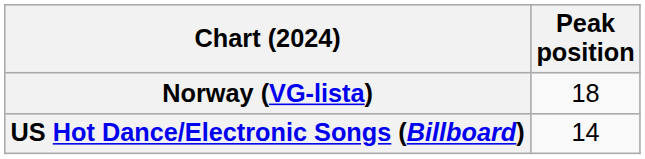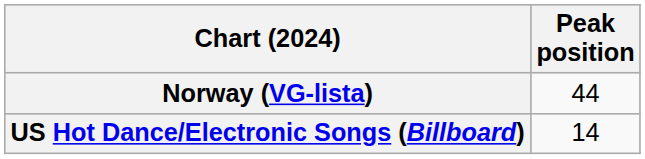(586, 93) 18 -> (586, 93) 44
